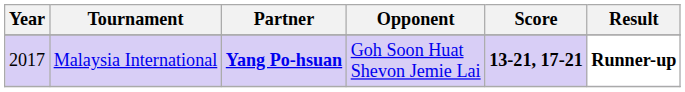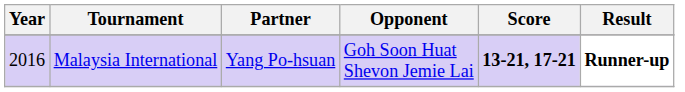(27, 60) 2017 -> (27, 60) 2016
(284, 60) bold -> (281, 60) normal
